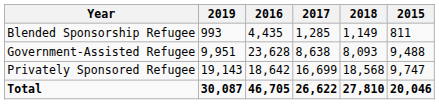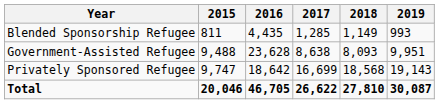columns swapped: (411, 14) <-> (222, 14)
